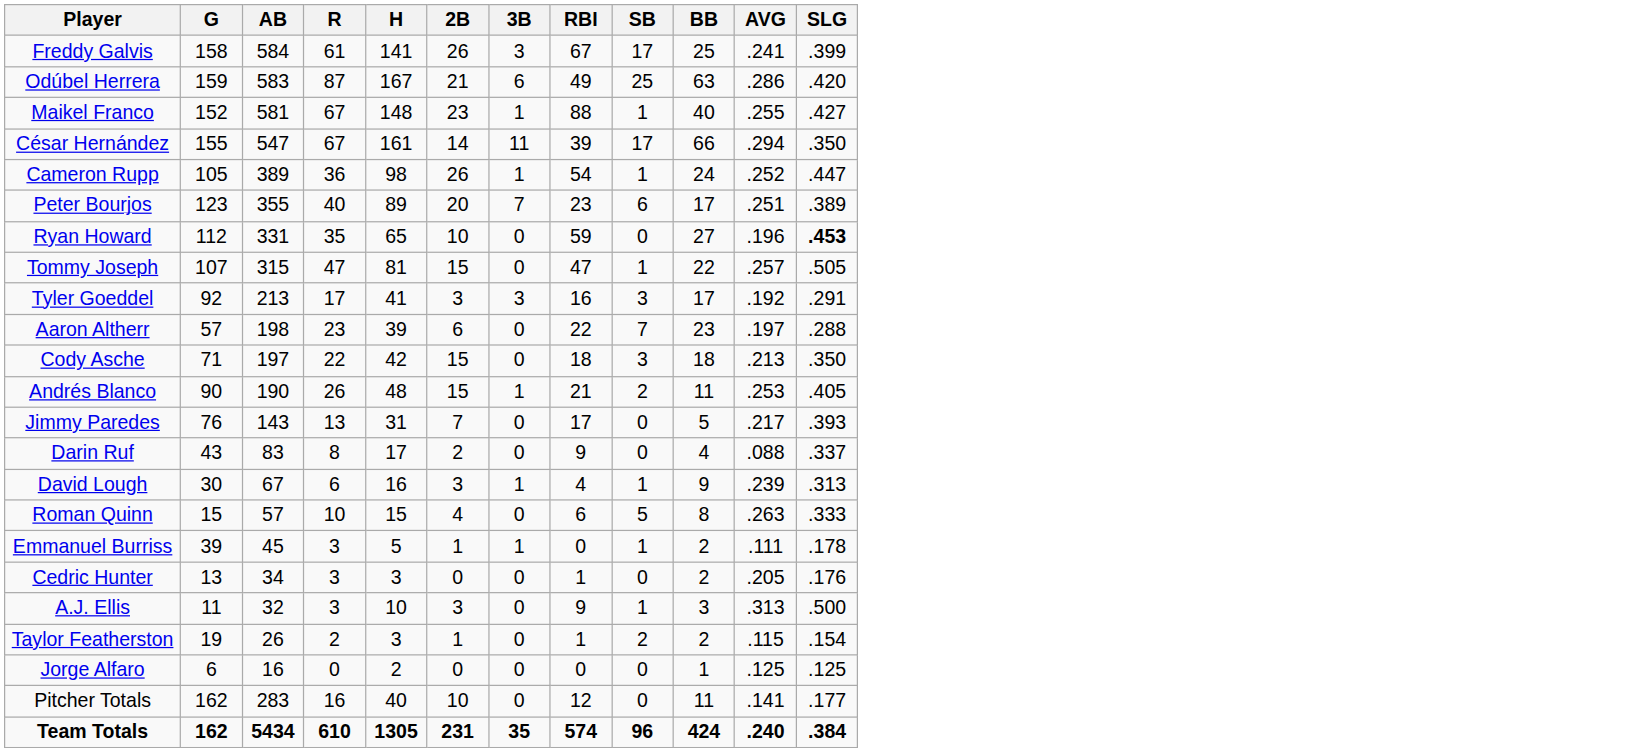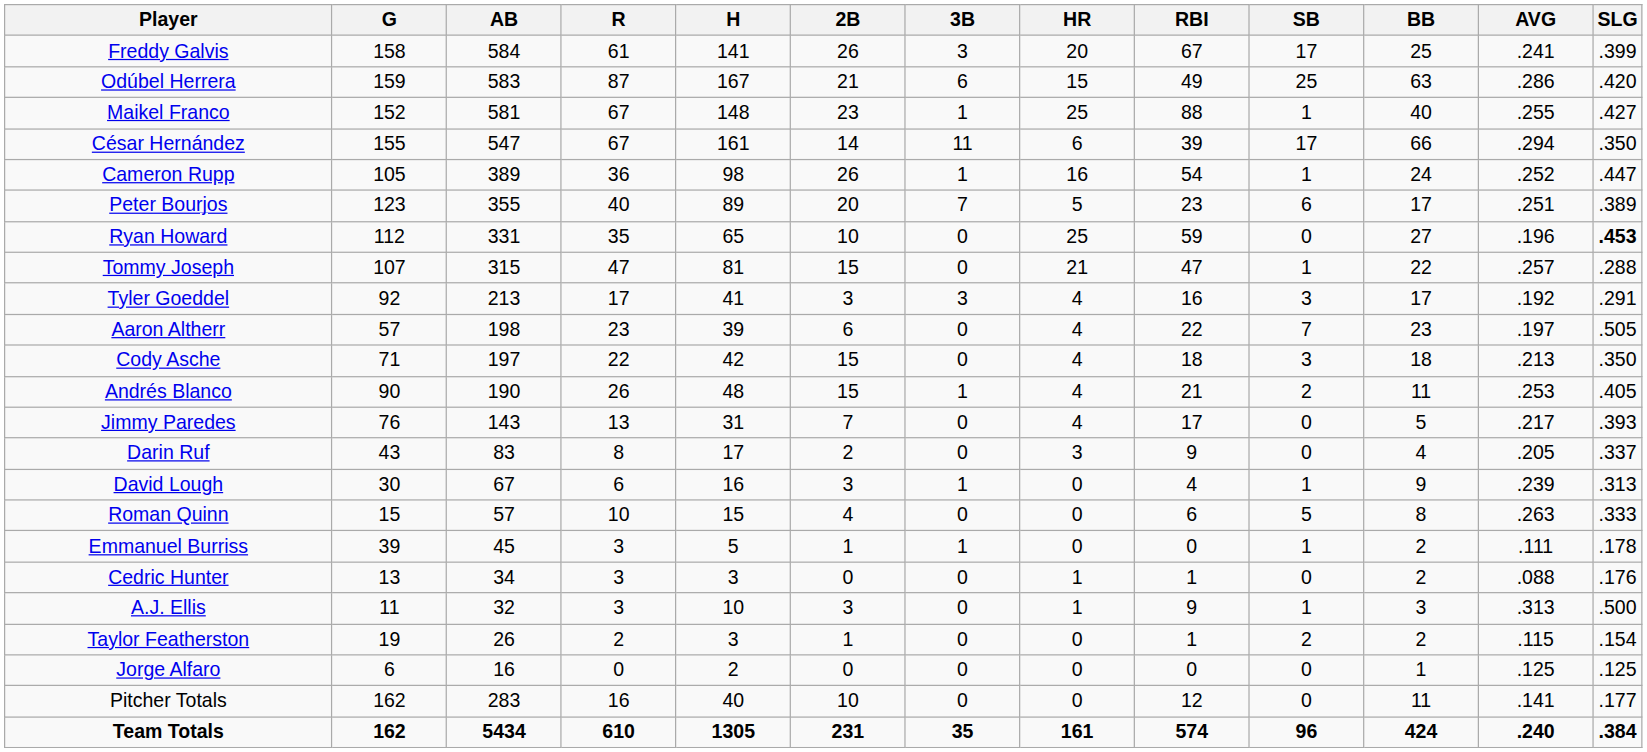+ column: (1077, 19)
(827, 267) .505 -> (1618, 267) .288
(827, 329) .288 -> (1618, 329) .505
(765, 453) .088 -> (1536, 453) .205
(765, 577) .205 -> (1536, 577) .088
